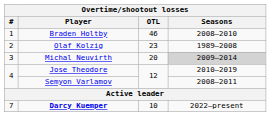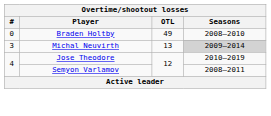(11, 35) 1 -> (12, 35) 0
(153, 35) 46 -> (168, 35) 49
- row: (78, 47)
(153, 58) 20 -> (168, 47) 13
- row: (78, 106)
